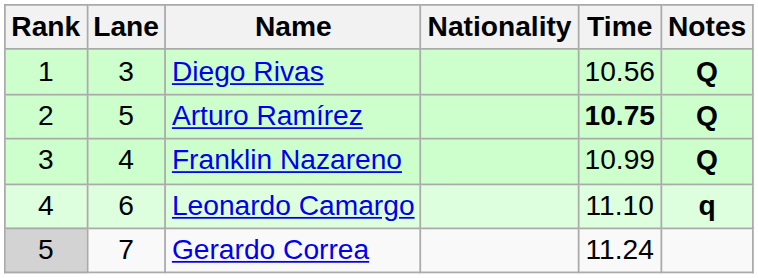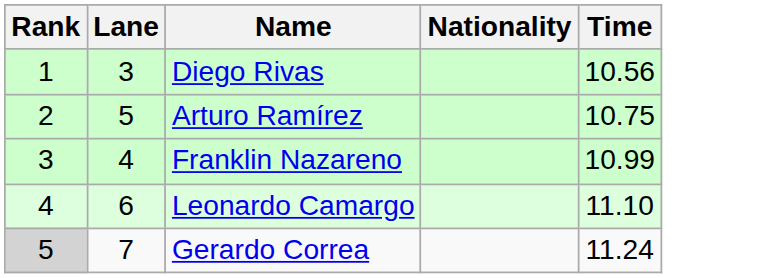- column: (707, 26)
(620, 116) bold -> (620, 116) normal
